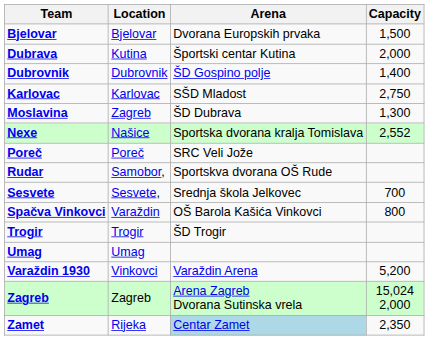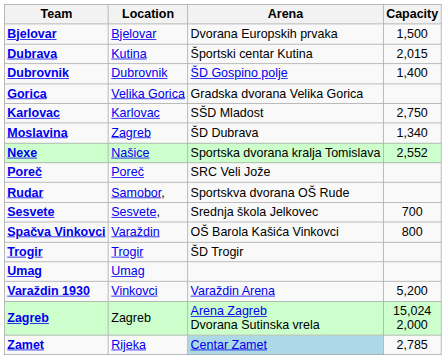(395, 53) 2,000 -> (412, 53) 2,015
+ row: (27, 93)
(395, 113) 1,300 -> (412, 133) 1,340
(395, 325) 2,350 -> (412, 345) 2,785
